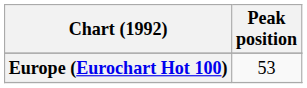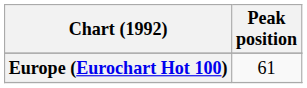(267, 67) 53 -> (267, 67) 61
